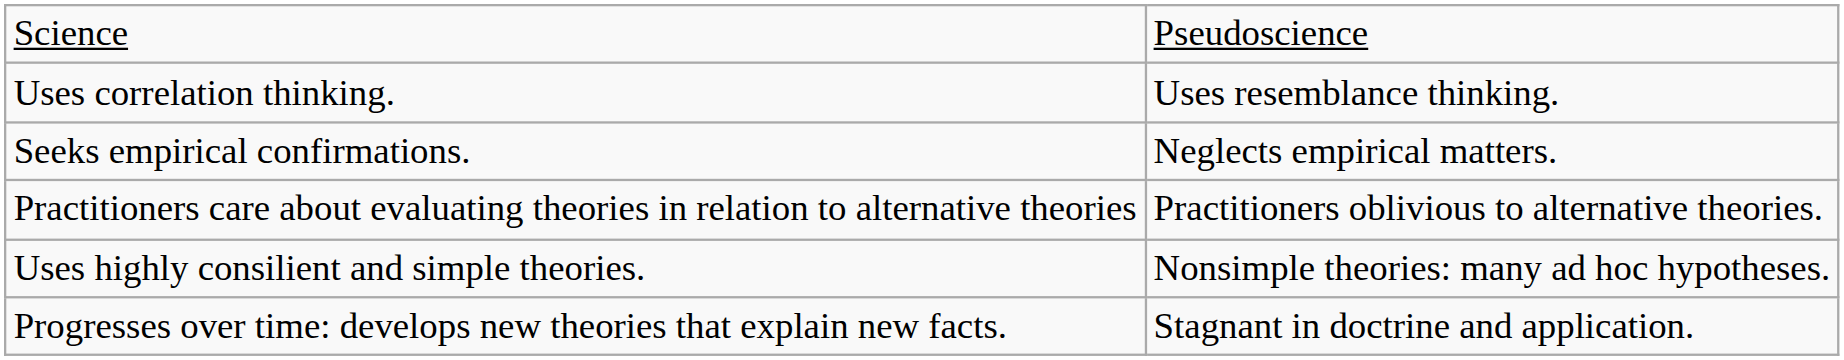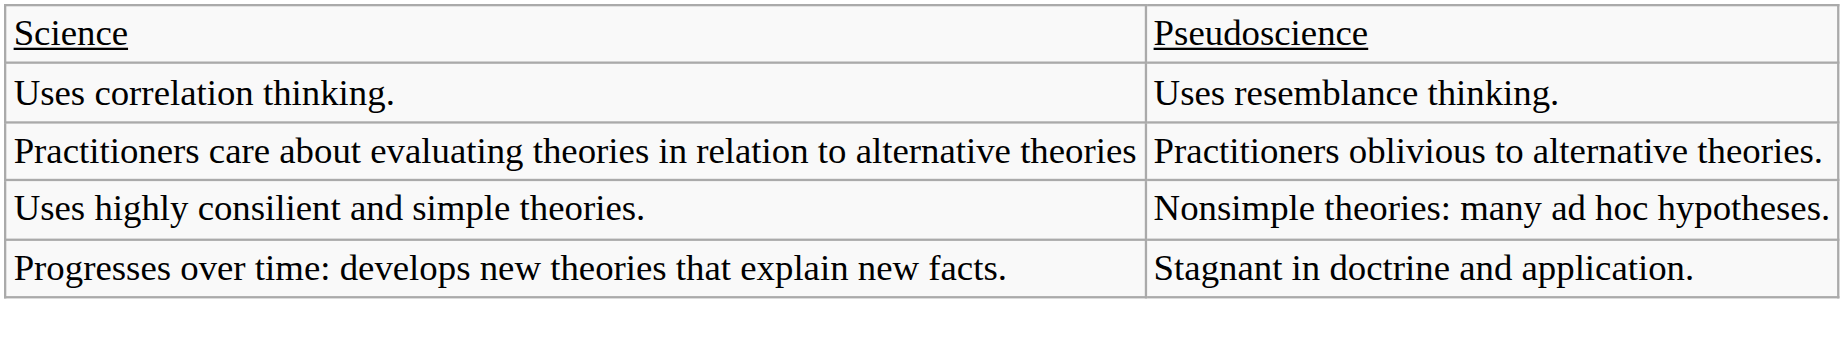- row: (242, 150)
